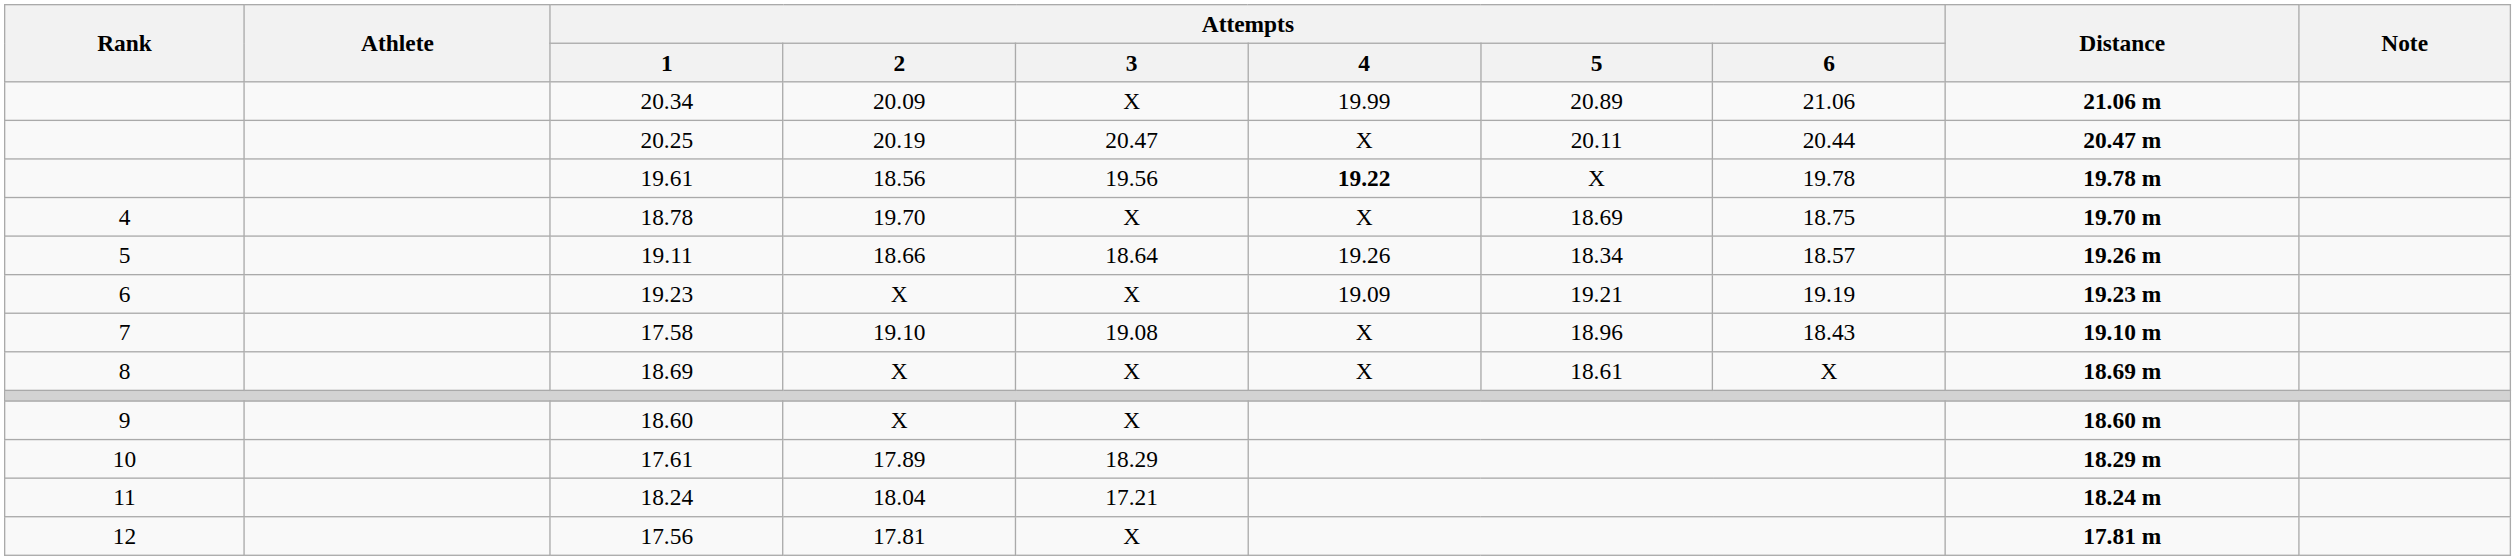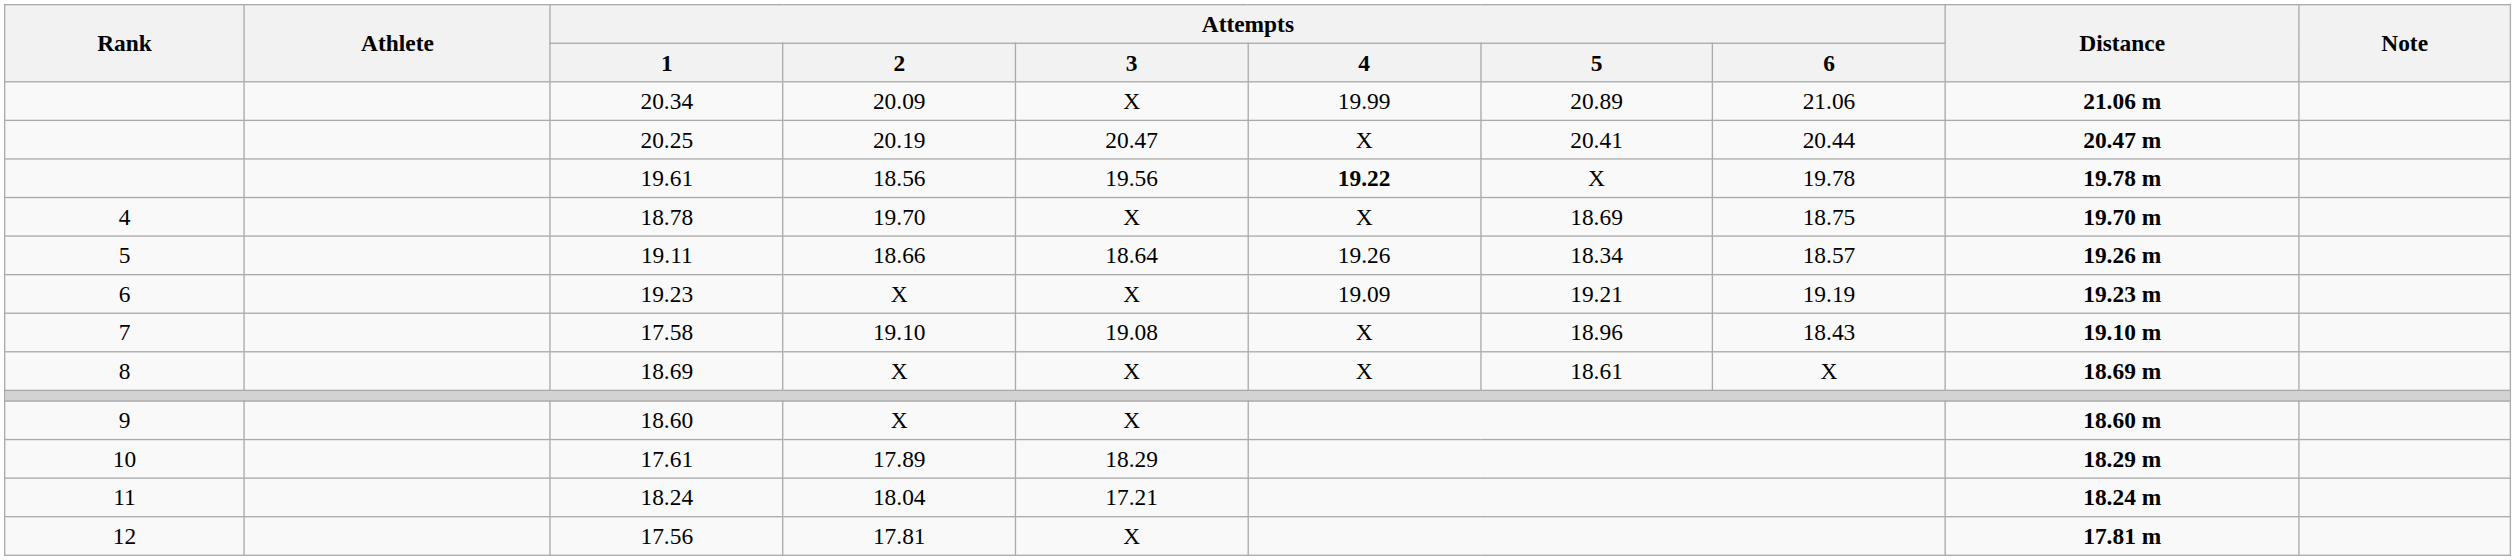(1597, 139) 20.11 -> (1597, 139) 20.41
